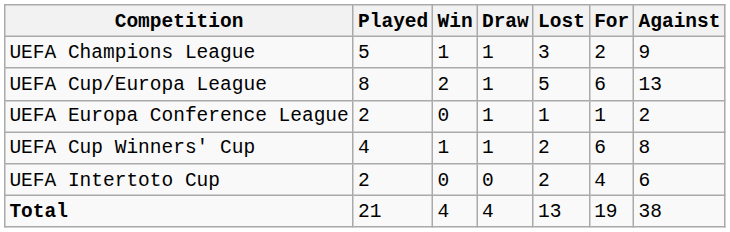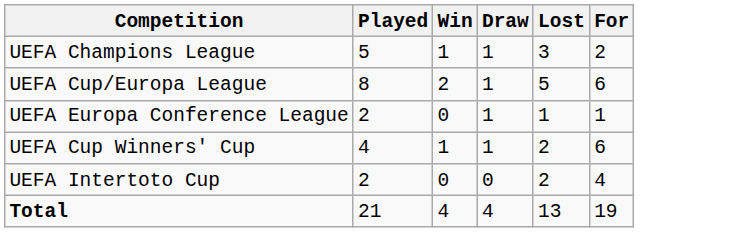- column: (680, 21)
